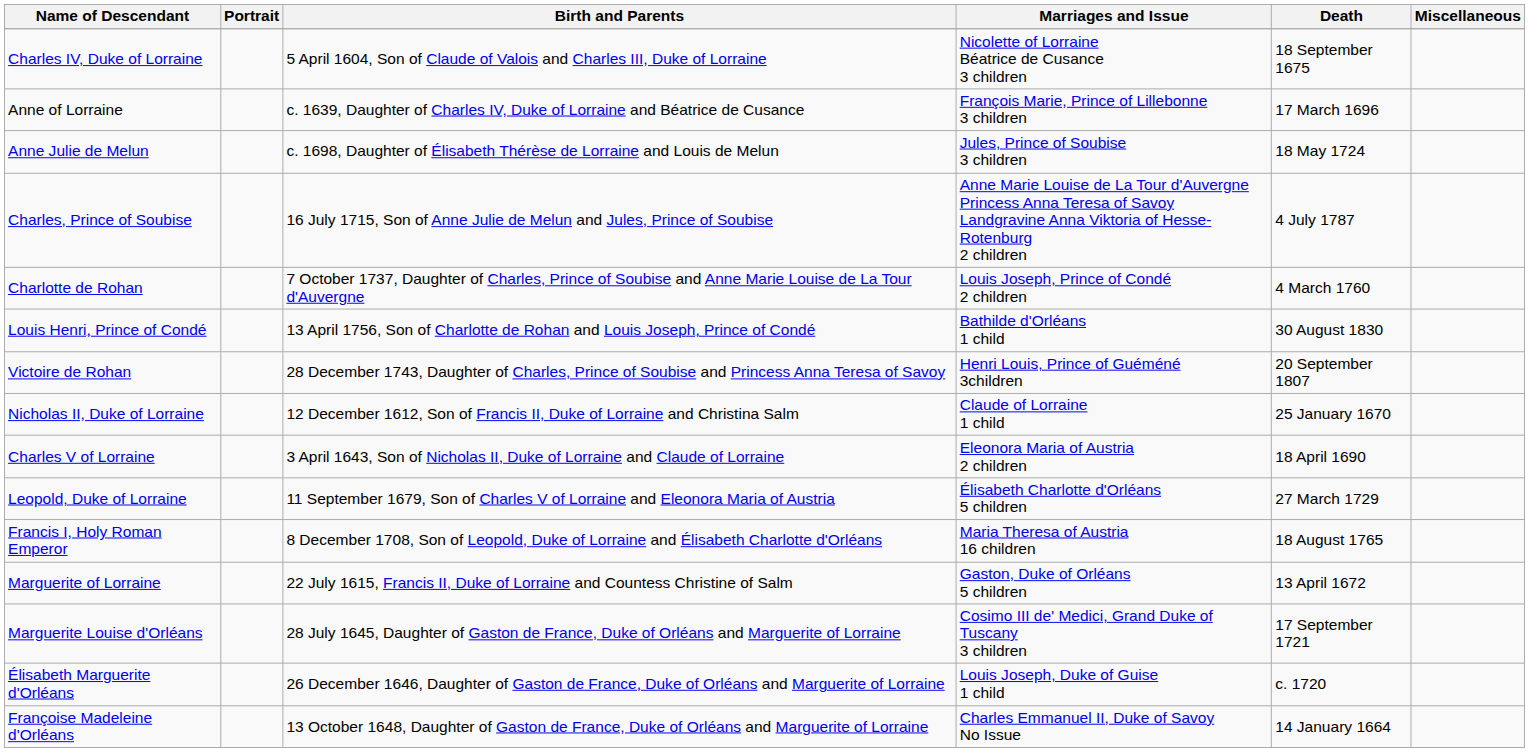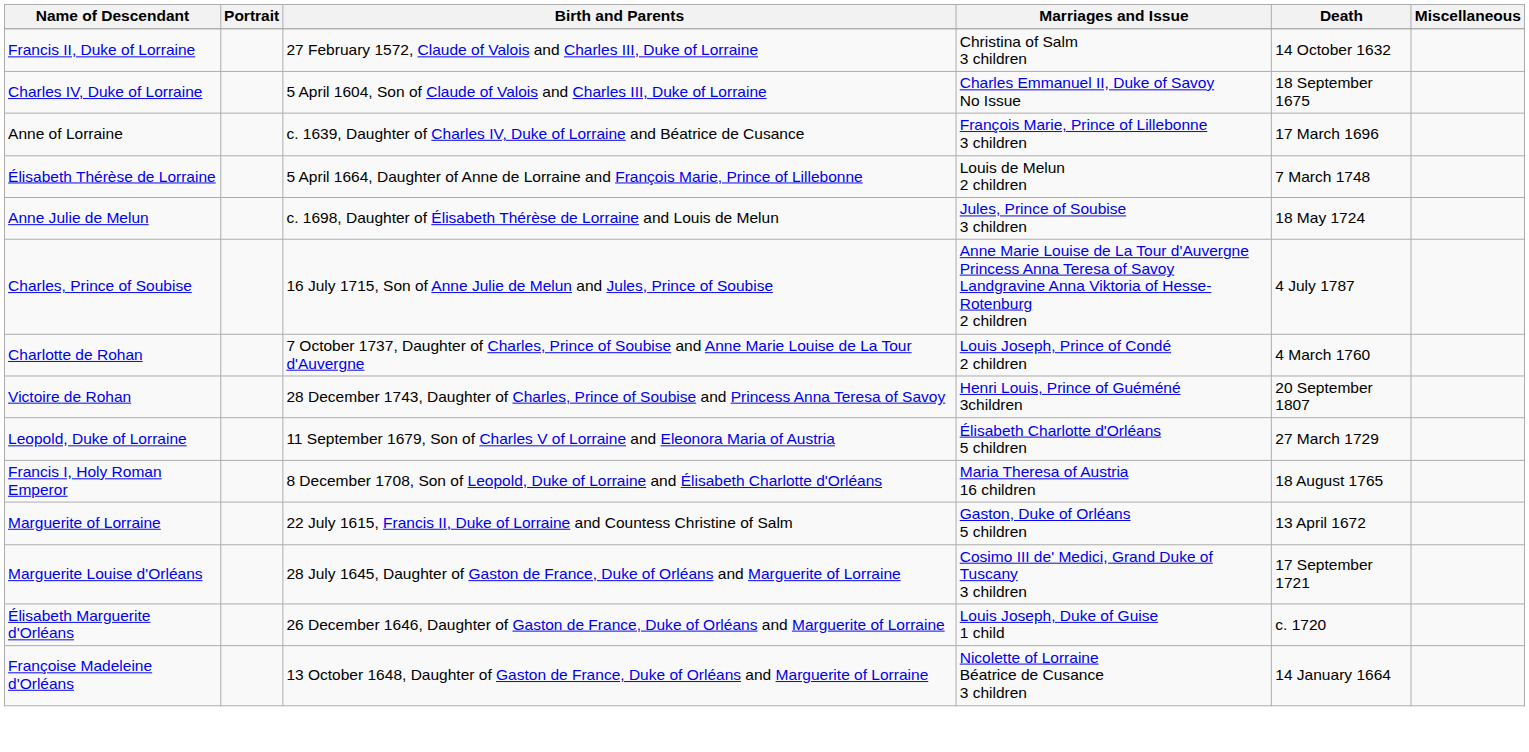+ row: (102, 50)
(1032, 58) Nicolette of Lorraine Béatrice de Cusance 3 children -> (1087, 92) Charles Emmanuel II, Duke of Savoy No Issue
+ row: (112, 176)
- row: (107, 330)
- row: (106, 414)
- row: (81, 456)
(1087, 726) Charles Emmanuel II, Duke of Savoy No Issue -> (1032, 675) Nicolette of Lorraine Béatrice de Cusance 3 children
